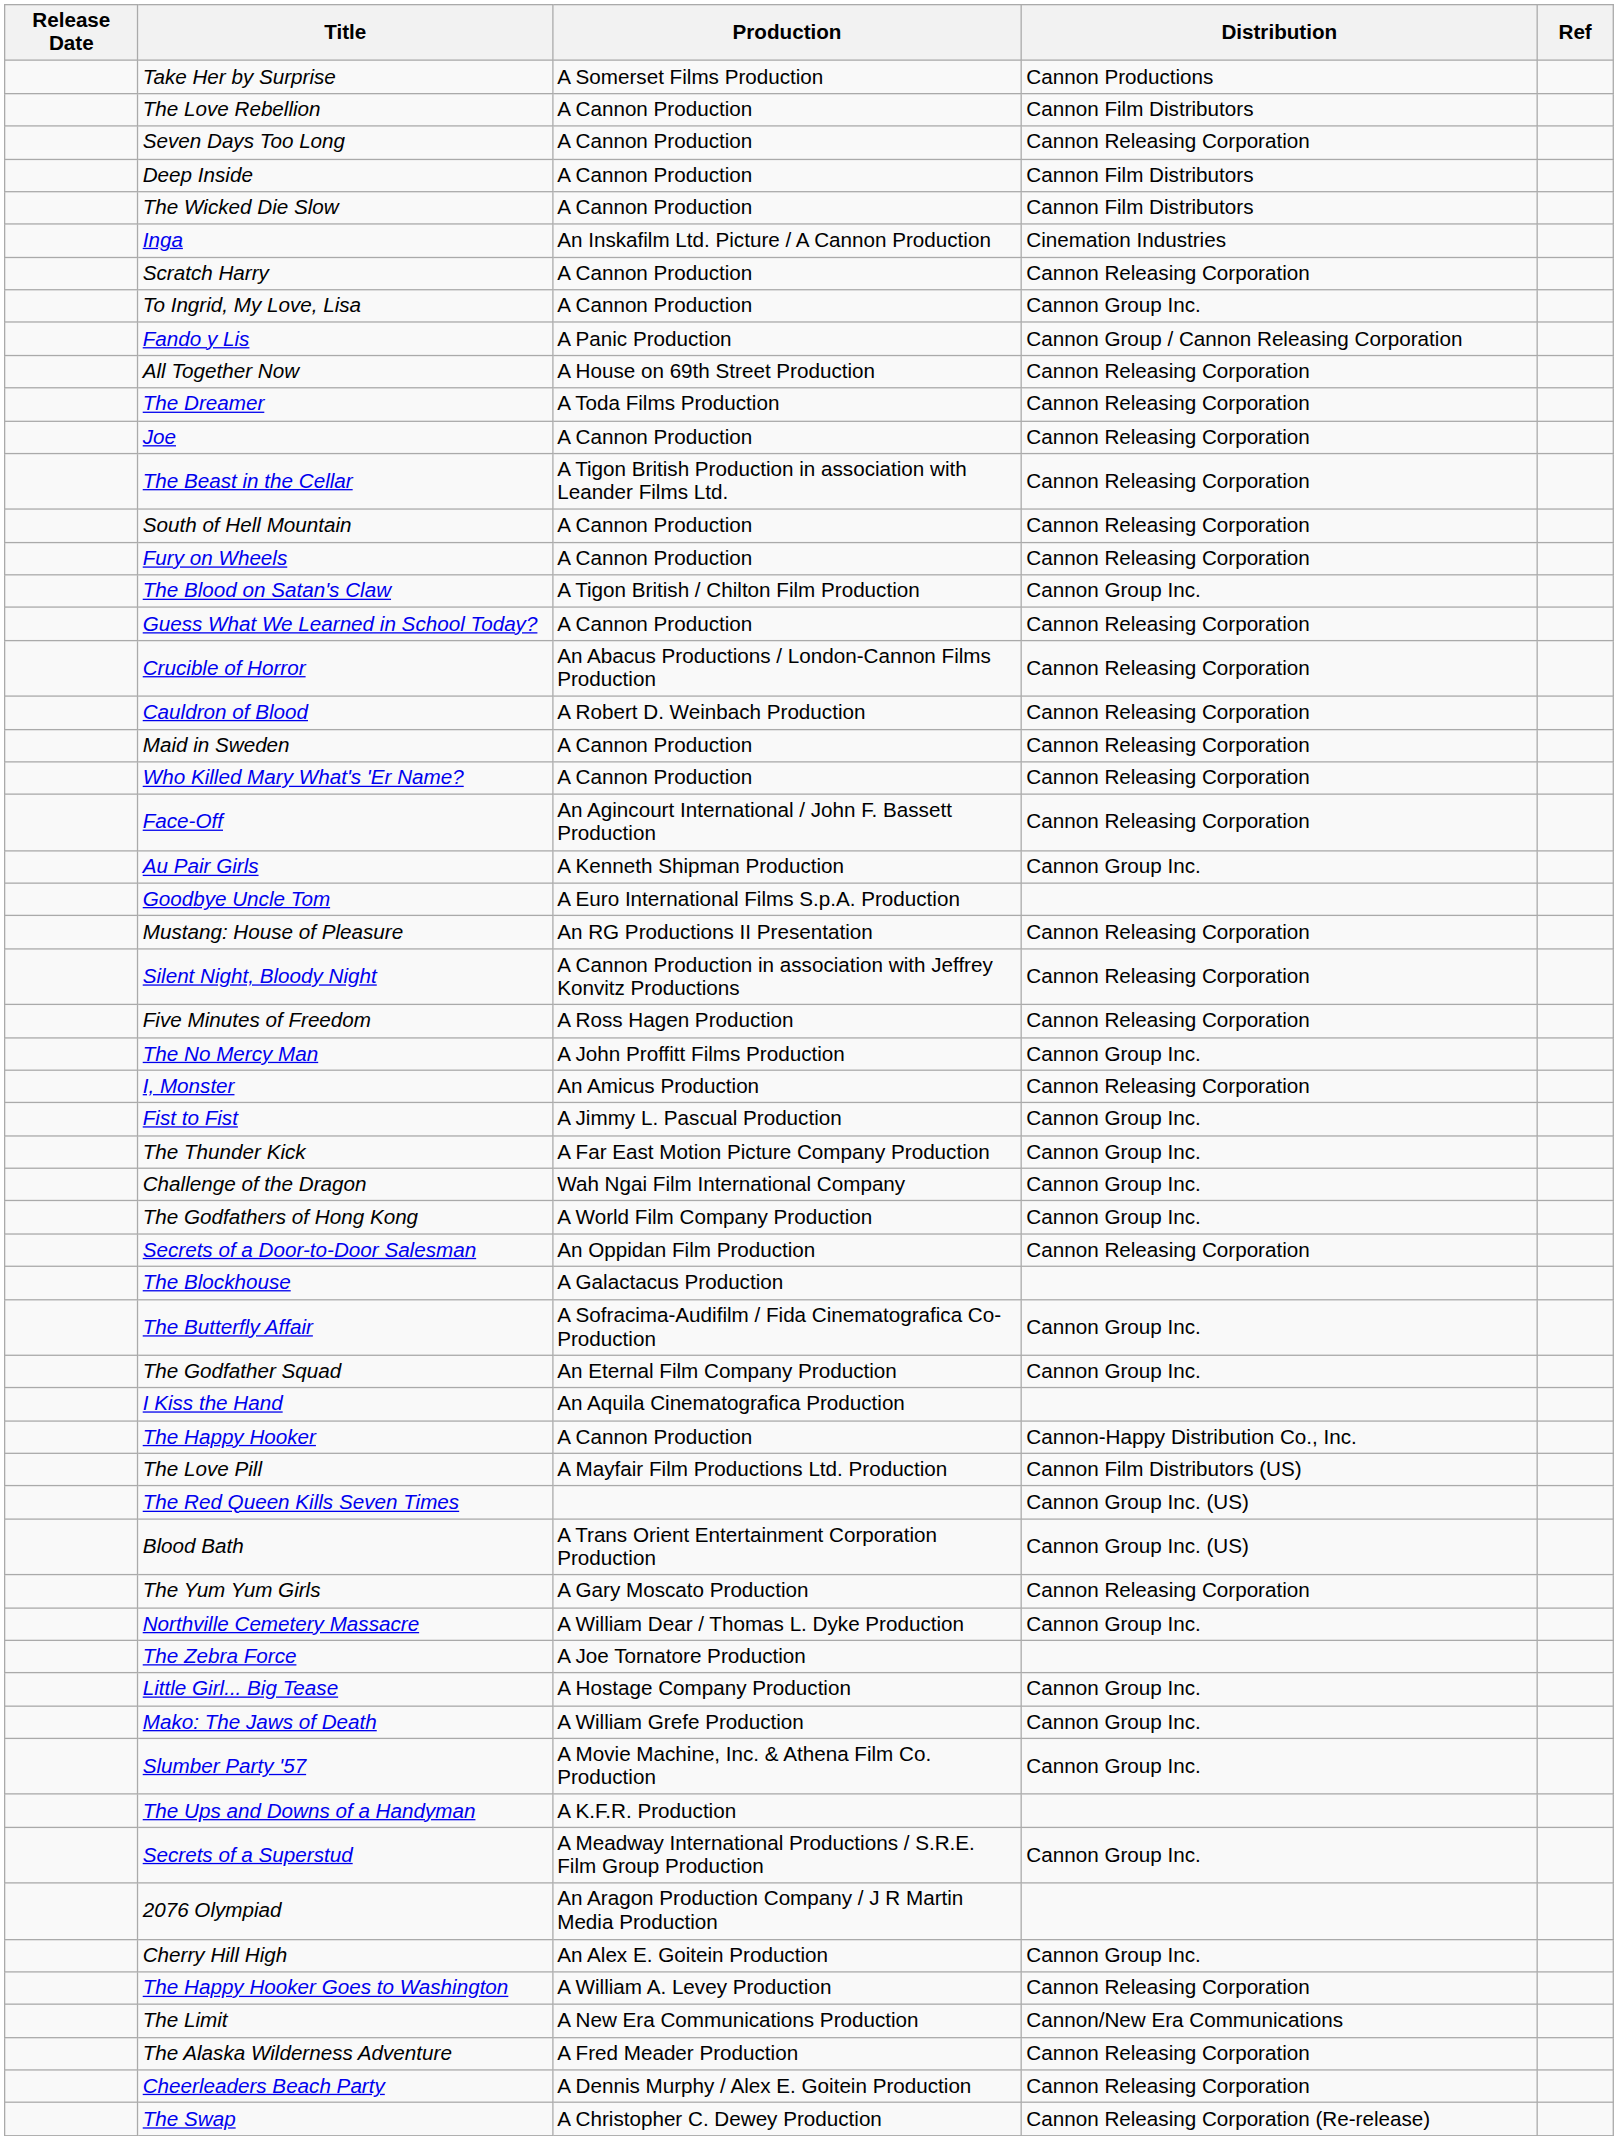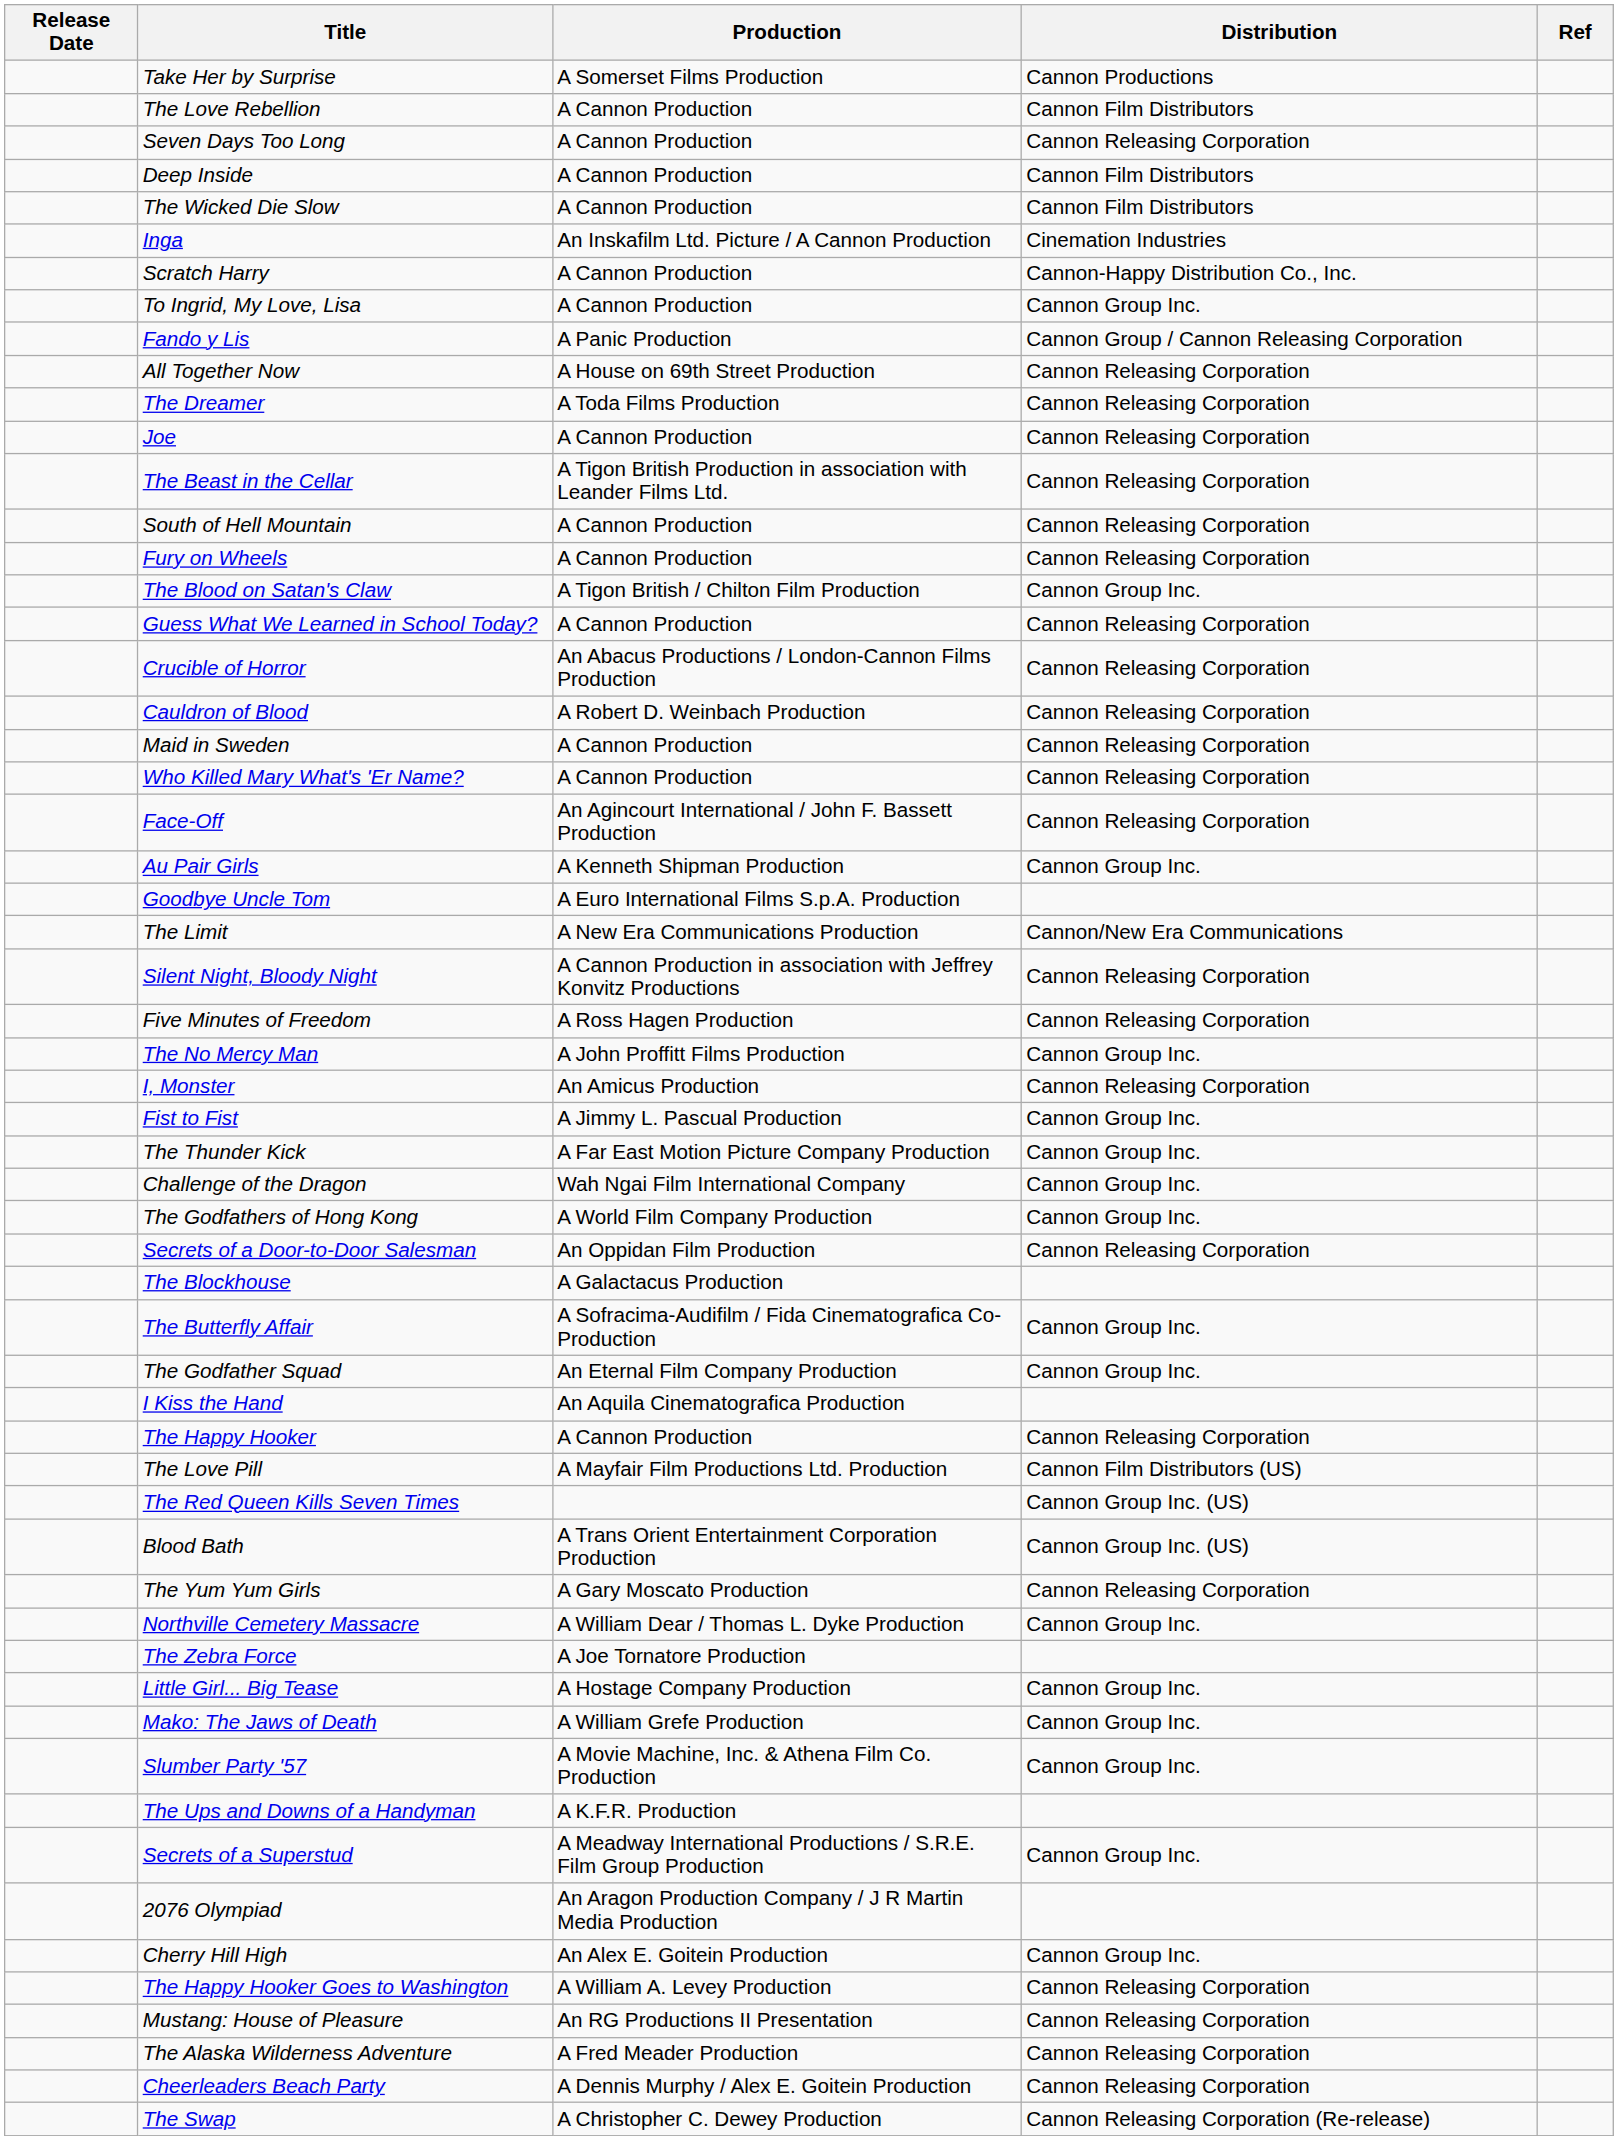(1168, 273) Cannon Releasing Corporation -> (1192, 273) Cannon-Happy Distribution Co., Inc.
rows swapped: (185, 2020) <-> (273, 932)
(1192, 1436) Cannon-Happy Distribution Co., Inc. -> (1168, 1436) Cannon Releasing Corporation
